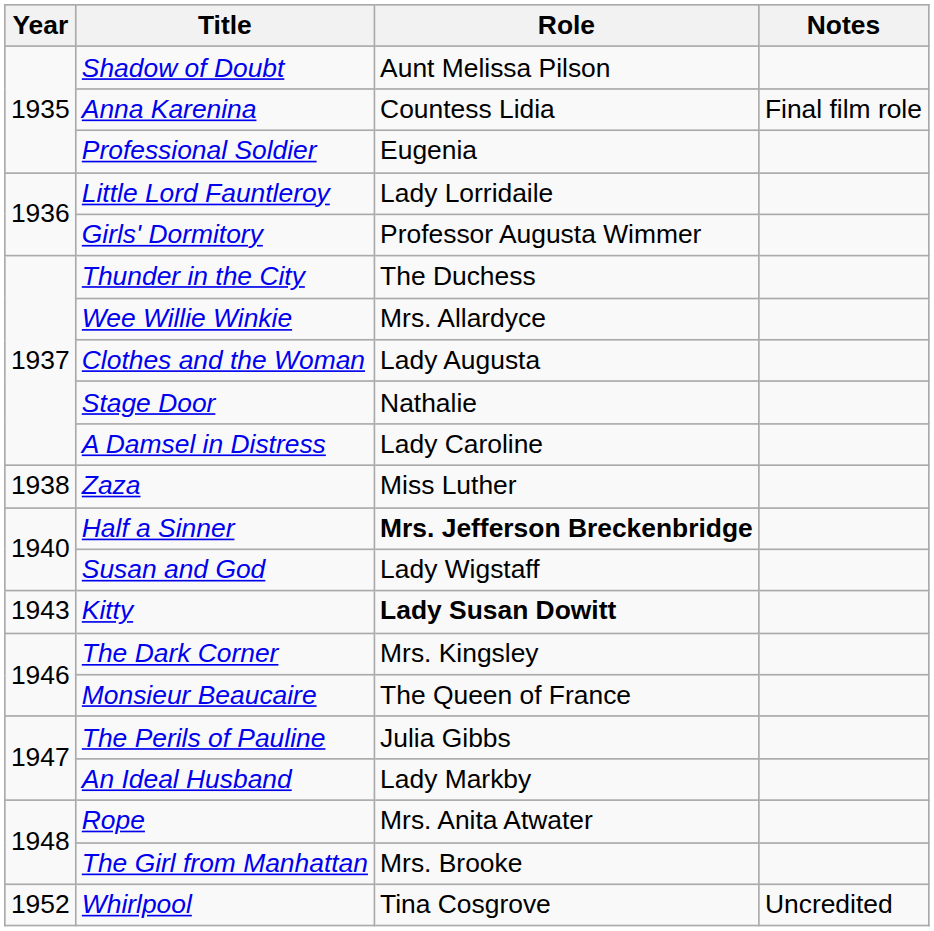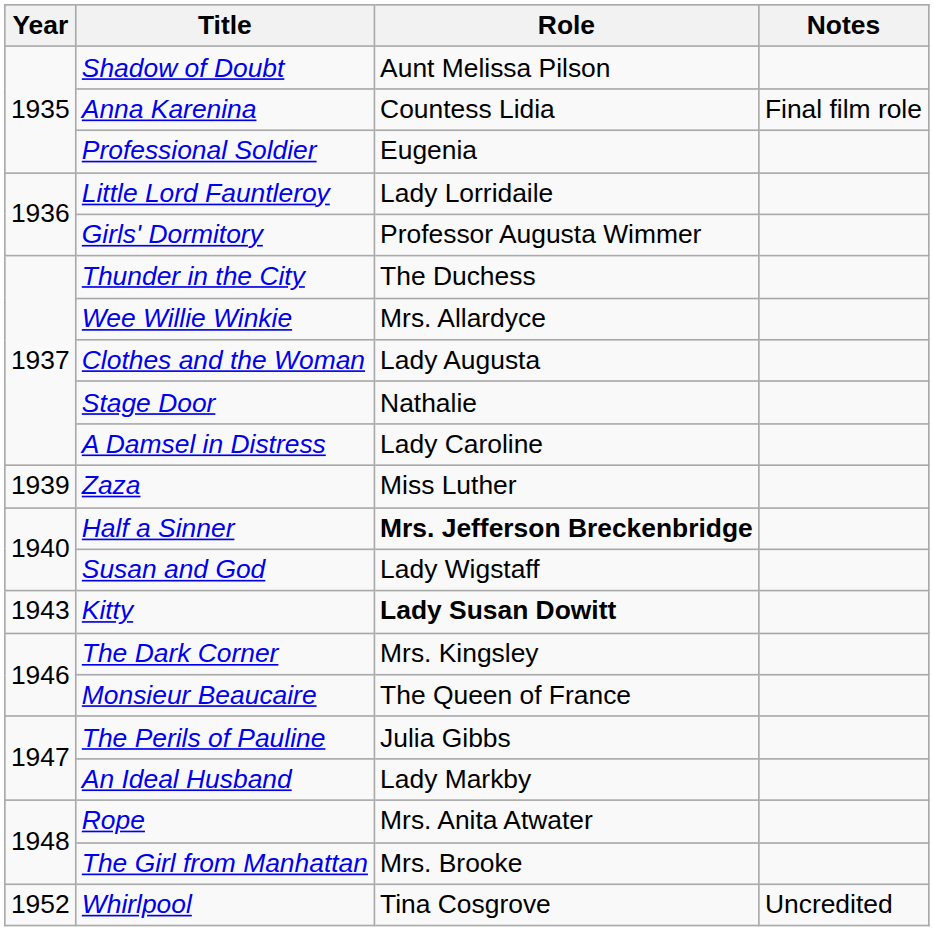(40, 485) 1938 -> (40, 485) 1939
